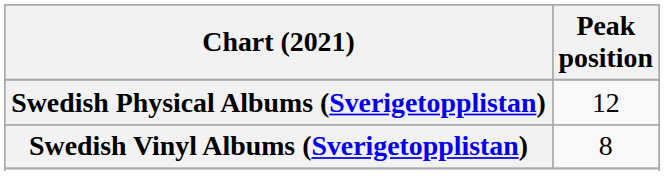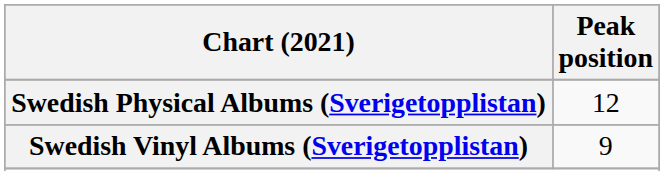(606, 146) 8 -> (606, 146) 9
